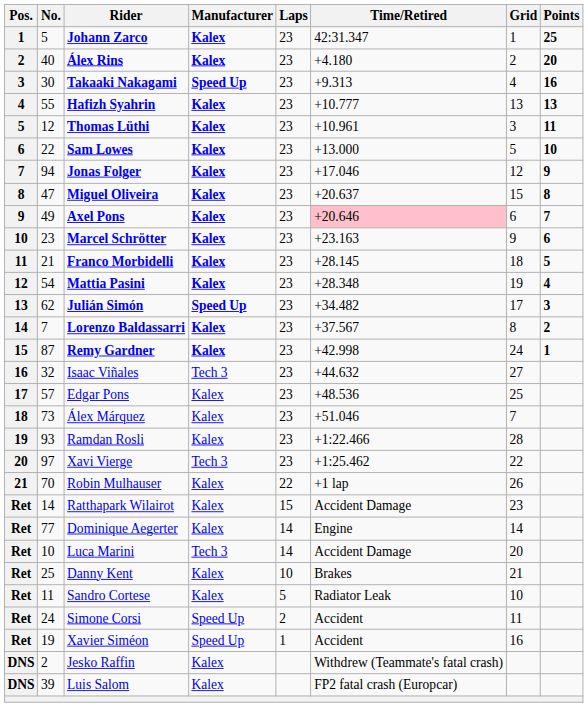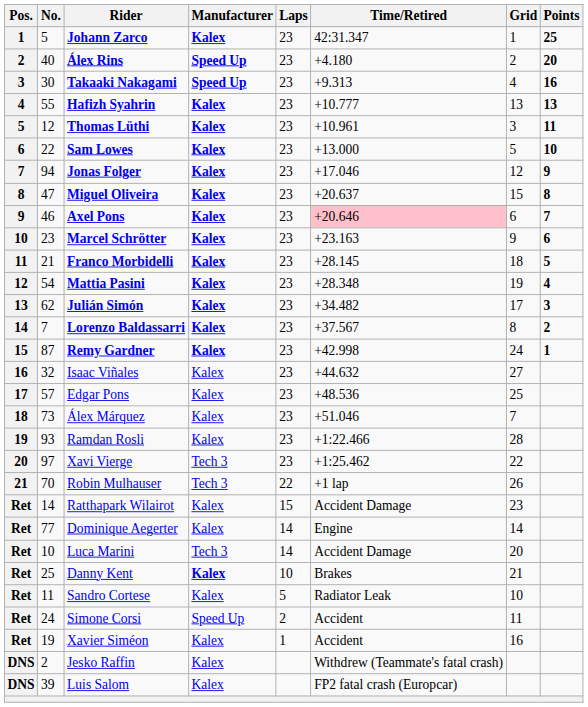(208, 60) Kalex -> (219, 60) Speed Up
(48, 216) 49 -> (48, 216) 46
(219, 305) Speed Up -> (208, 305) Kalex
(210, 372) Tech 3 -> (208, 372) Kalex
(208, 484) Kalex -> (210, 484) Tech 3
(208, 573) normal -> (208, 573) bold
(218, 640) Speed Up -> (208, 640) Kalex
